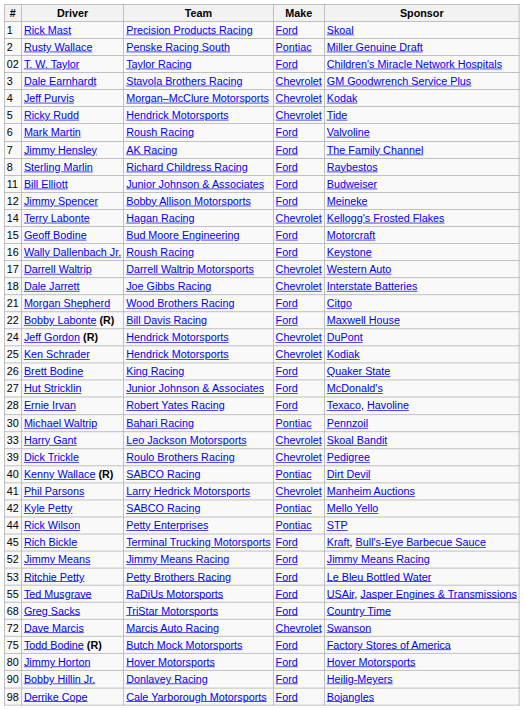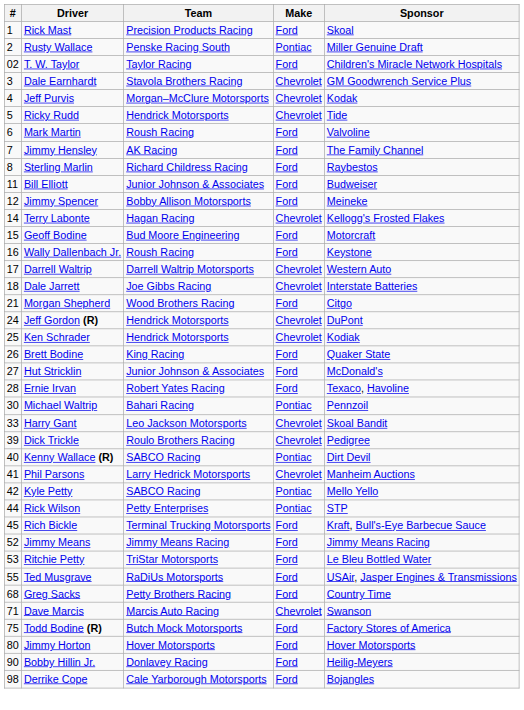- row: (69, 321)
(179, 577) Petty Brothers Racing -> (172, 560) TriStar Motorsports
(172, 611) TriStar Motorsports -> (179, 594) Petty Brothers Racing
(13, 628) 72 -> (13, 611) 71
